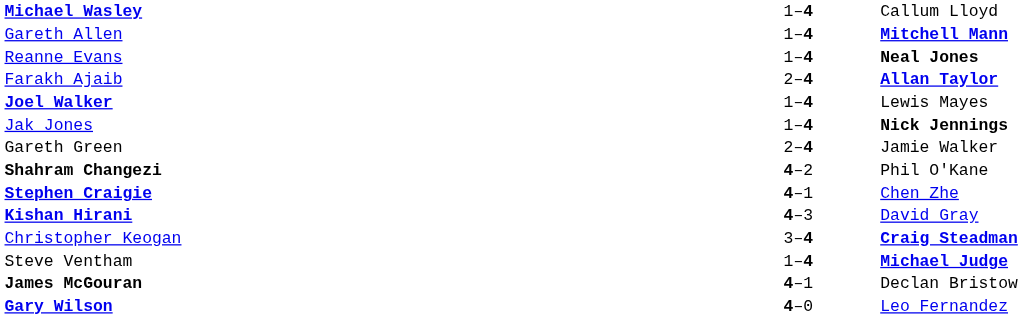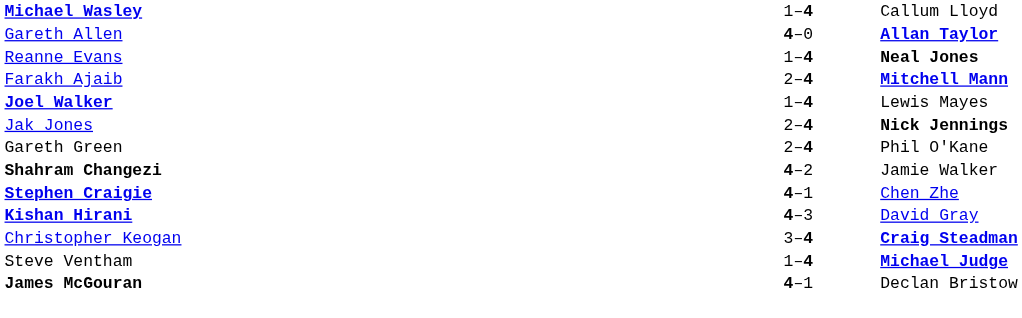(798, 34) 1–4 -> (798, 34) 4–0
(944, 34) Mitchell Mann -> (939, 34) Allan Taylor
(939, 80) Allan Taylor -> (944, 80) Mitchell Mann
(798, 125) 1–4 -> (798, 125) 2–4
(939, 148) Jamie Walker -> (934, 148) Phil O'Kane
(934, 171) Phil O'Kane -> (939, 171) Jamie Walker
- row: (59, 307)
